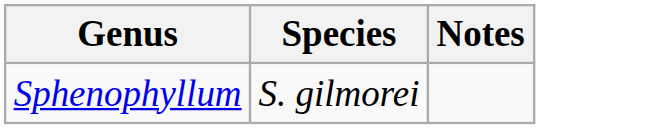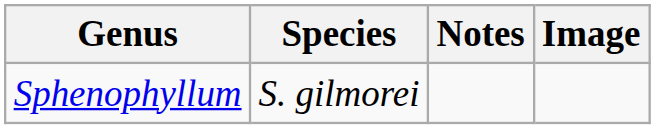+ column: (591, 33)
